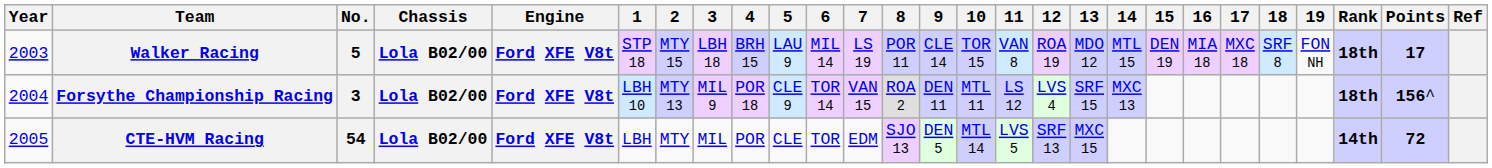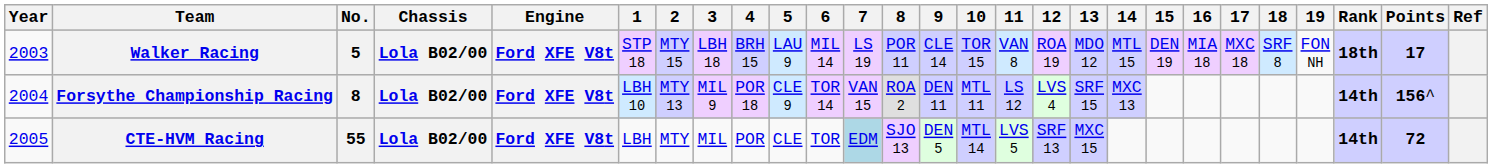(356, 96) 3 -> (356, 96) 8
(1358, 96) 18th -> (1358, 96) 14th
(356, 140) 54 -> (356, 140) 55
(863, 140) no background -> (863, 140) lightblue background
